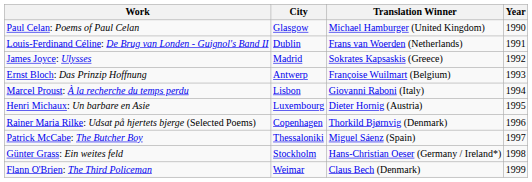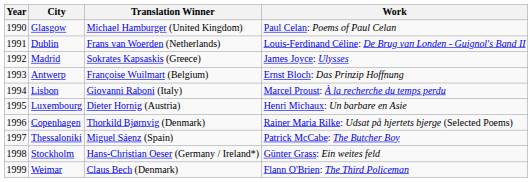columns swapped: (516, 12) <-> (138, 12)
